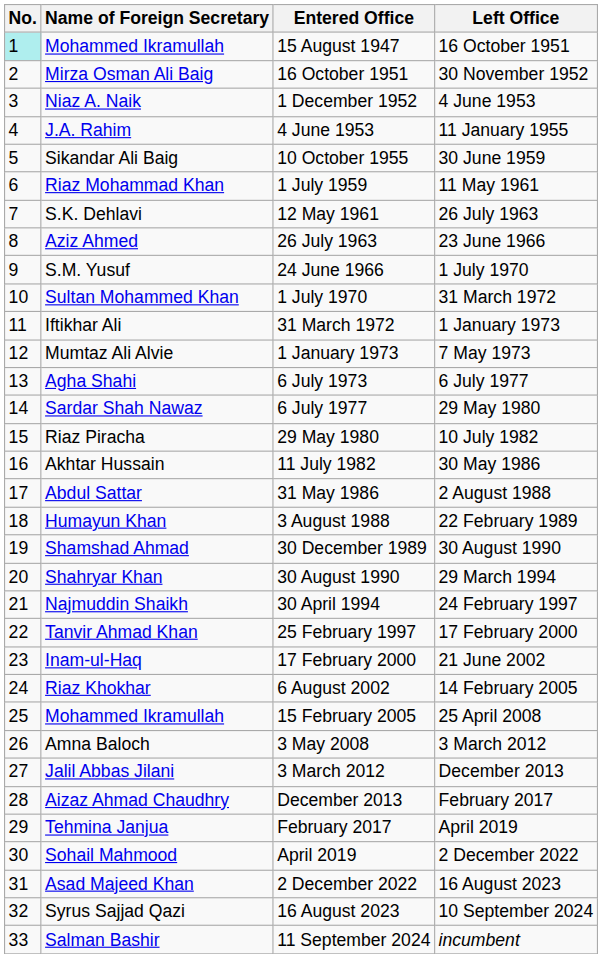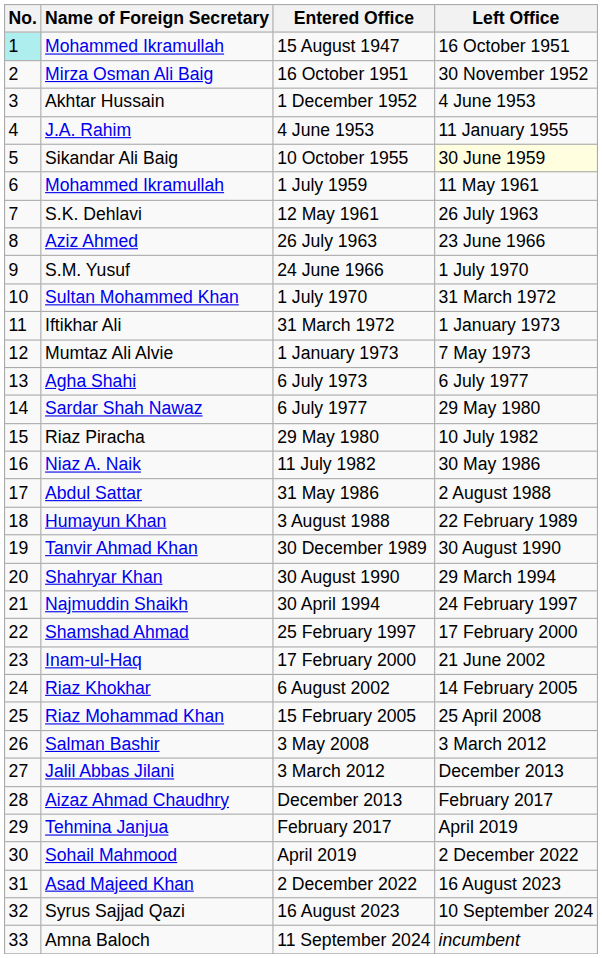(93, 102) Niaz A. Naik -> (105, 102) Akhtar Hussain
(492, 158) no background -> (492, 158) lightyellow background
(135, 185) Riaz Mohammad Khan -> (135, 185) Mohammed Ikramullah
(105, 465) Akhtar Hussain -> (93, 465) Niaz A. Naik
(117, 548) Shamshad Ahmad -> (121, 548) Tanvir Ahmad Khan
(121, 632) Tanvir Ahmad Khan -> (117, 632) Shamshad Ahmad
(135, 716) Mohammed Ikramullah -> (135, 716) Riaz Mohammad Khan
(97, 744) Amna Baloch -> (102, 744) Salman Bashir
(102, 939) Salman Bashir -> (97, 939) Amna Baloch
